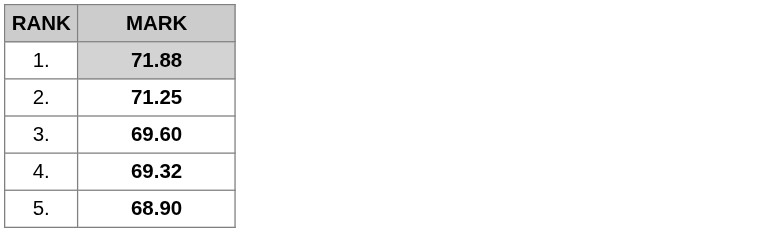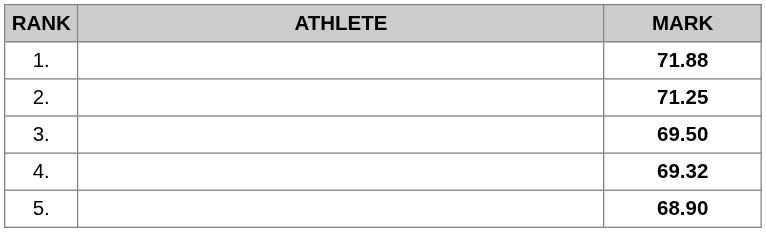+ column: (341, 23)
(157, 60) lightgrey background -> (683, 60) no background
(157, 134) 69.60 -> (683, 134) 69.50
